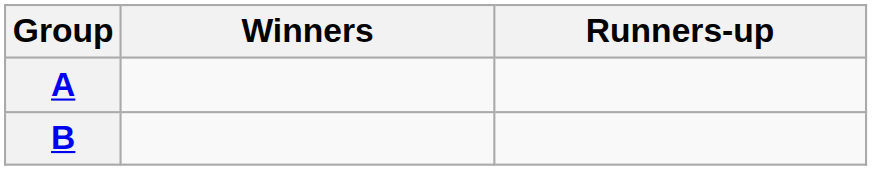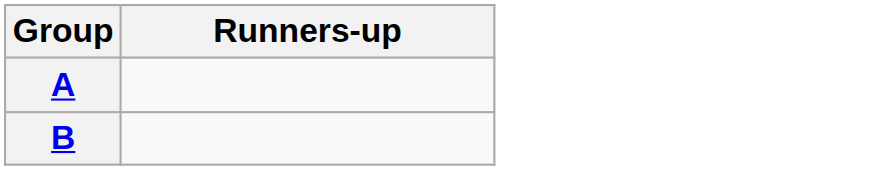- column: (308, 31)
